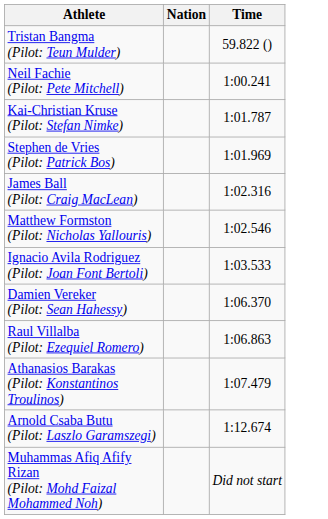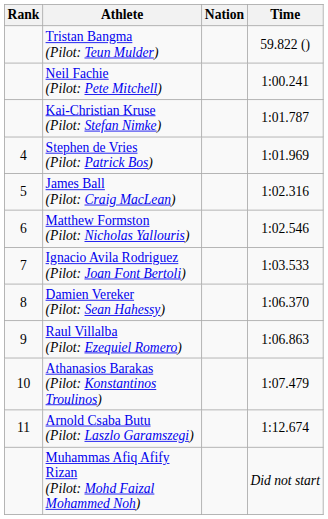+ column: (23, 15)
